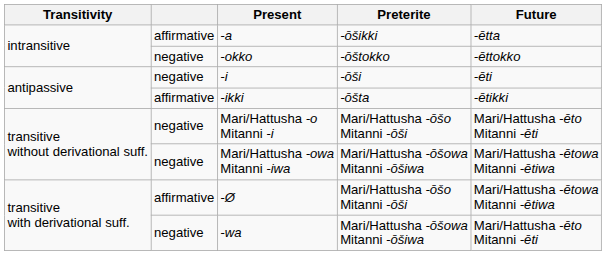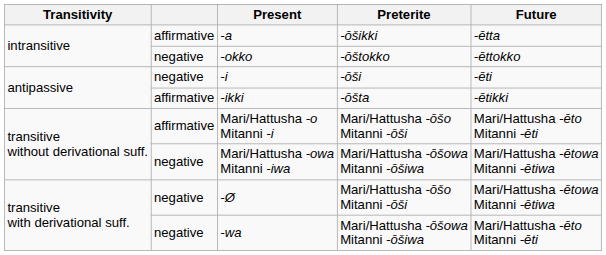(179, 126) negative -> (184, 126) affirmative
(184, 197) affirmative -> (179, 197) negative
